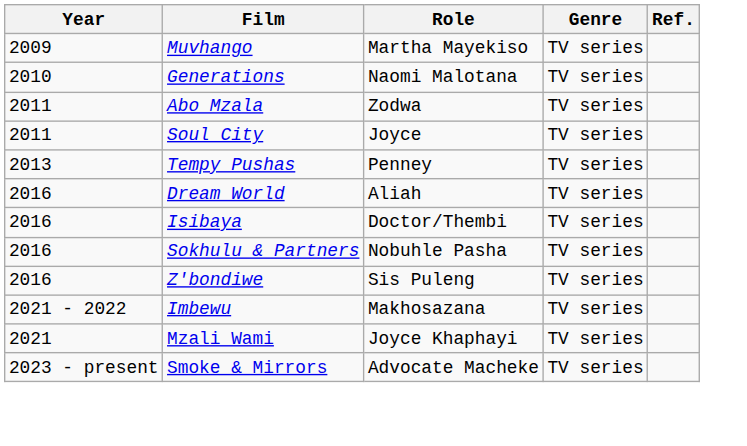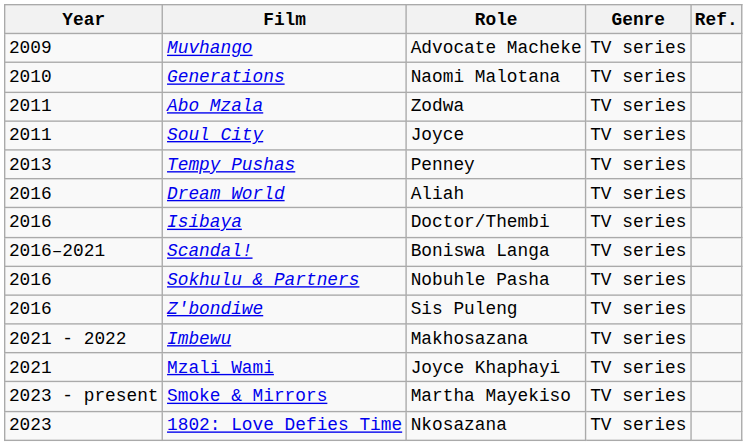(448, 48) Martha Mayekiso -> (496, 48) Advocate Macheke
+ row: (210, 251)
(453, 368) Advocate Macheke -> (491, 397) Martha Mayekiso
+ row: (285, 426)
